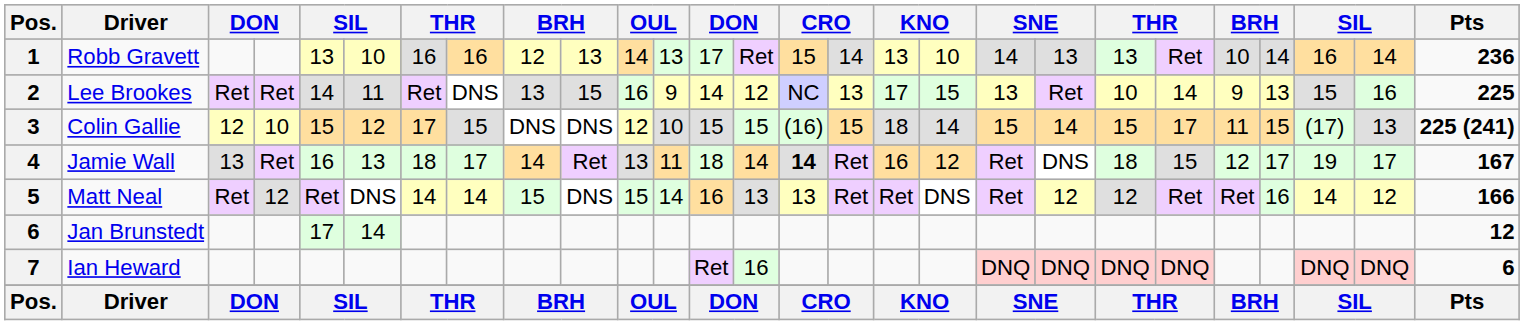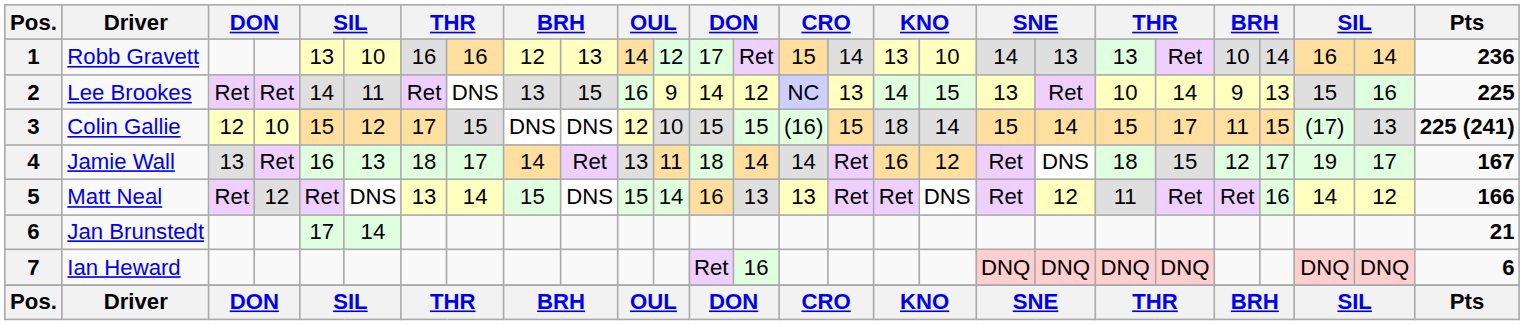(671, 57) 13 -> (671, 57) 12
(896, 92) 17 -> (896, 92) 14
(804, 162) bold -> (804, 162) normal
(424, 197) 14 -> (424, 197) 13
(1125, 197) 12 -> (1125, 197) 11
(1502, 232) 12 -> (1502, 232) 21
